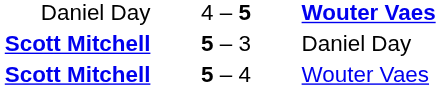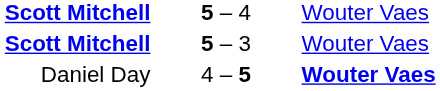rows swapped: (226, 13) <-> (226, 74)
(356, 44) Daniel Day -> (365, 44) Wouter Vaes
